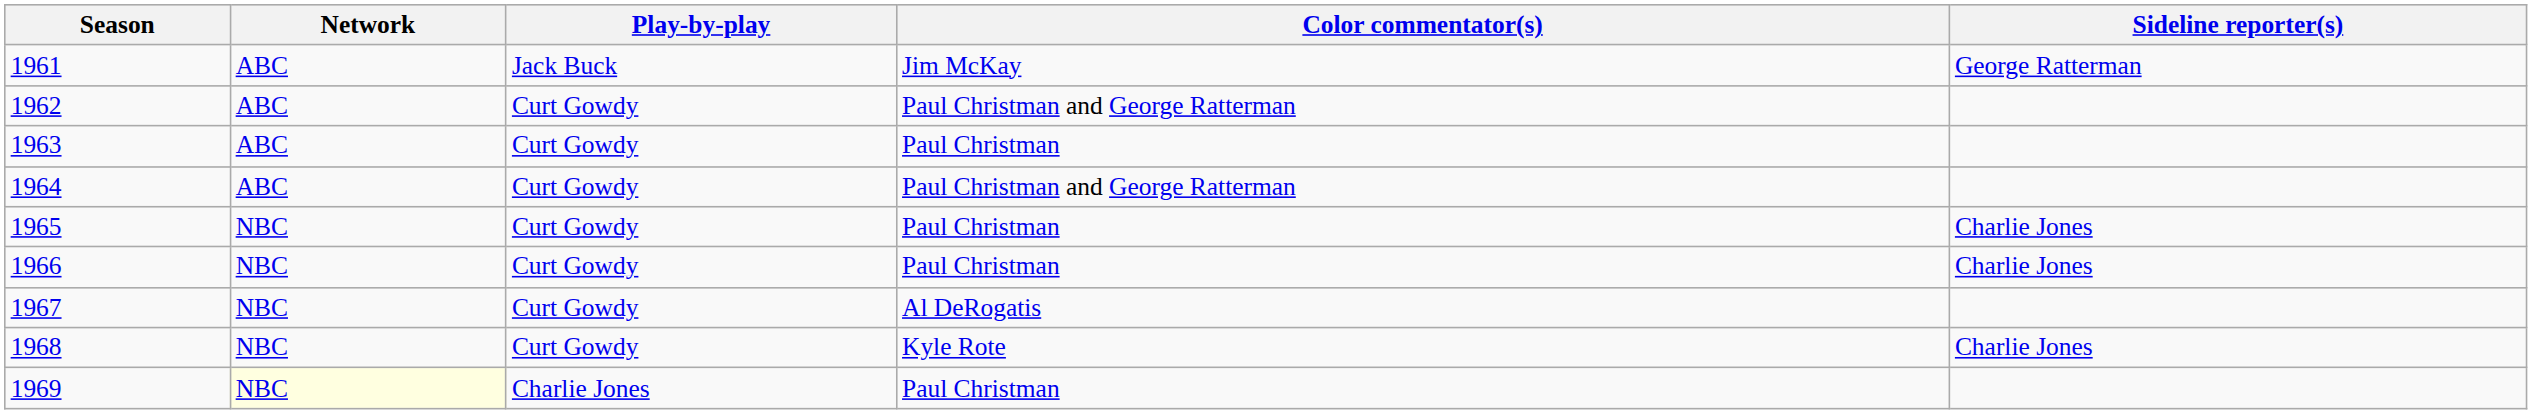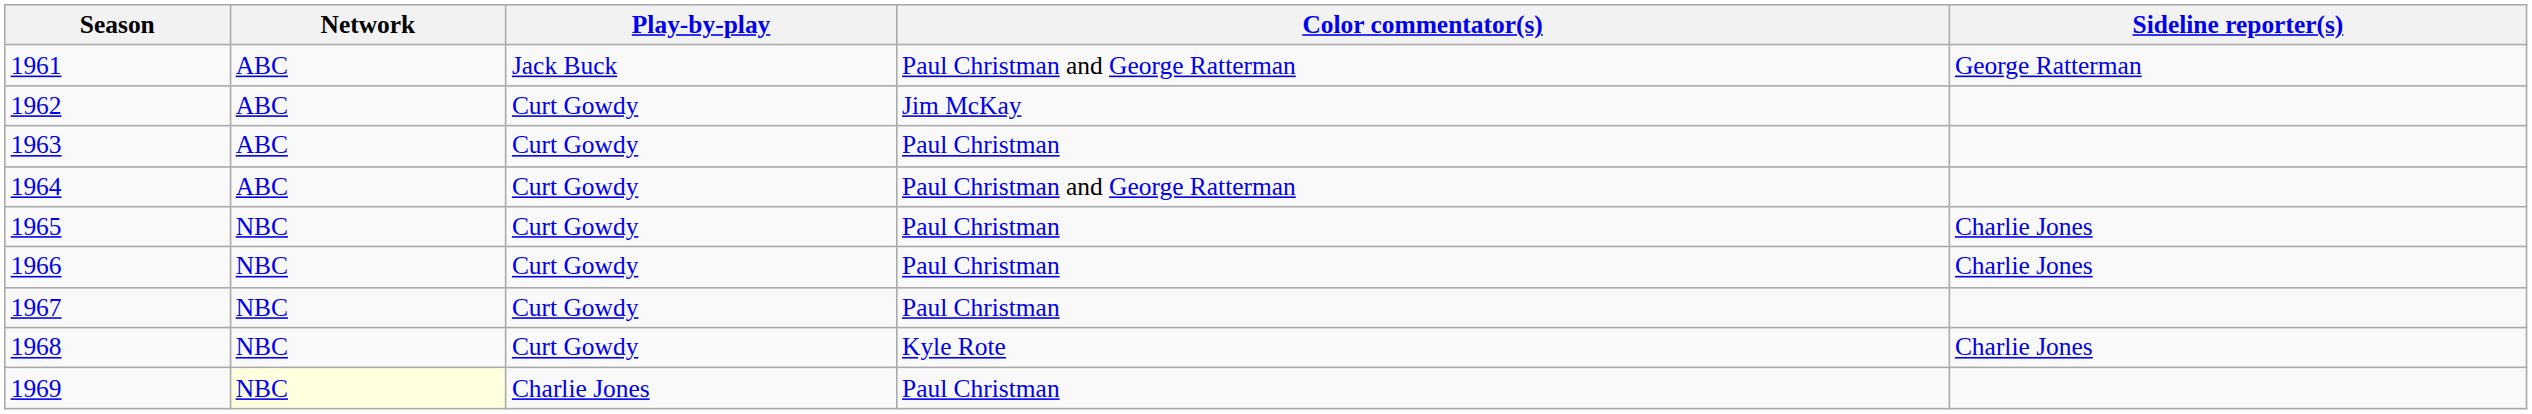(962, 65) Jim McKay -> (1099, 65) Paul Christman and George Ratterman
(1099, 105) Paul Christman and George Ratterman -> (962, 105) Jim McKay
(972, 307) Al DeRogatis -> (981, 307) Paul Christman
